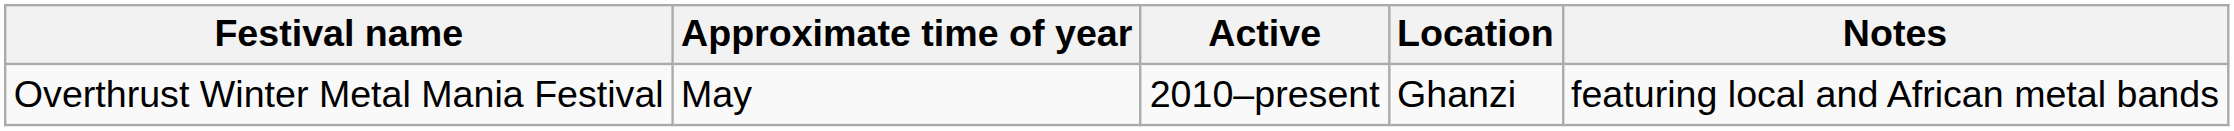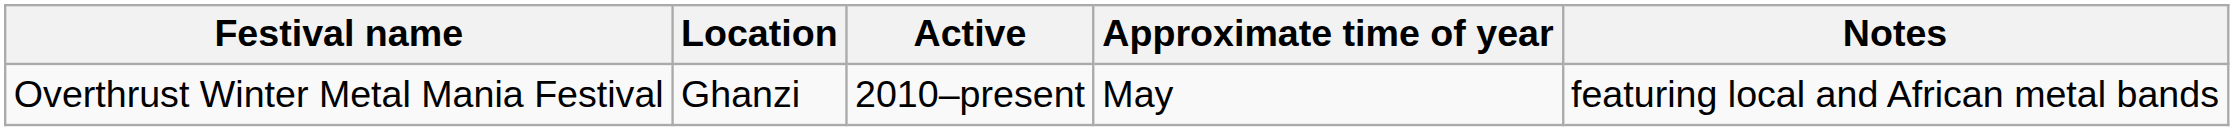columns swapped: (1475, 34) <-> (907, 34)
